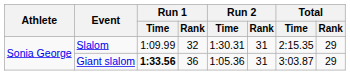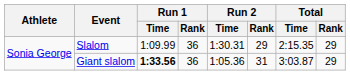(193, 45) 32 -> (193, 45) 36
(262, 45) 31 -> (262, 45) 29
